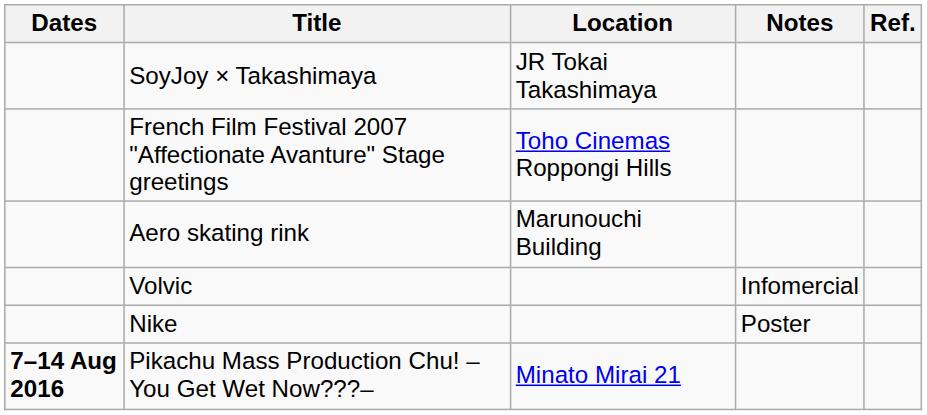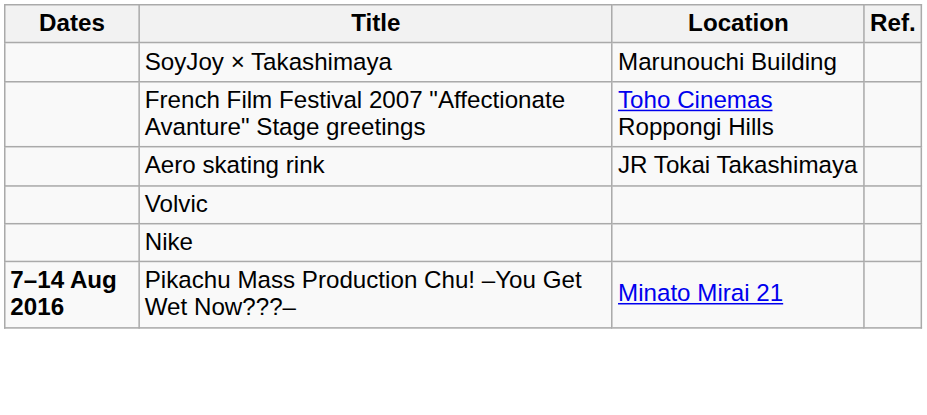- column: (800, 23)
(586, 75) JR Tokai Takashimaya -> (727, 61) Marunouchi Building
(579, 233) Marunouchi Building -> (738, 165) JR Tokai Takashimaya
